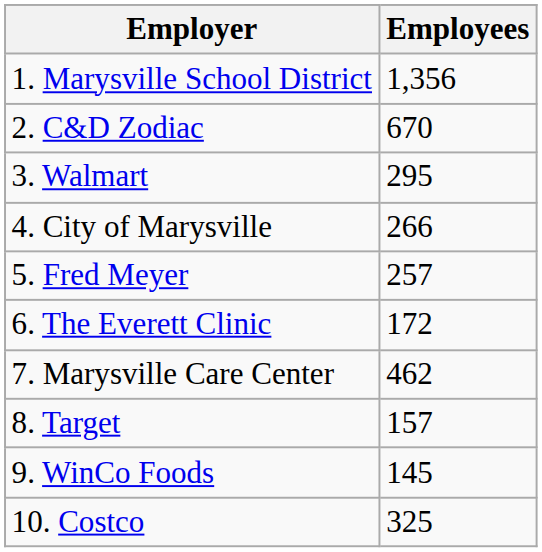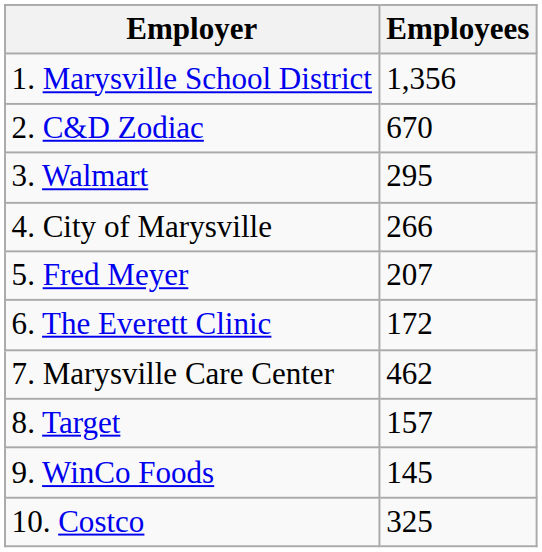(410, 275) 257 -> (410, 275) 207
